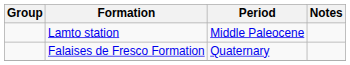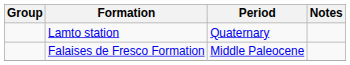(257, 32) Middle Paleocene -> (240, 32) Quaternary
(240, 51) Quaternary -> (257, 51) Middle Paleocene
